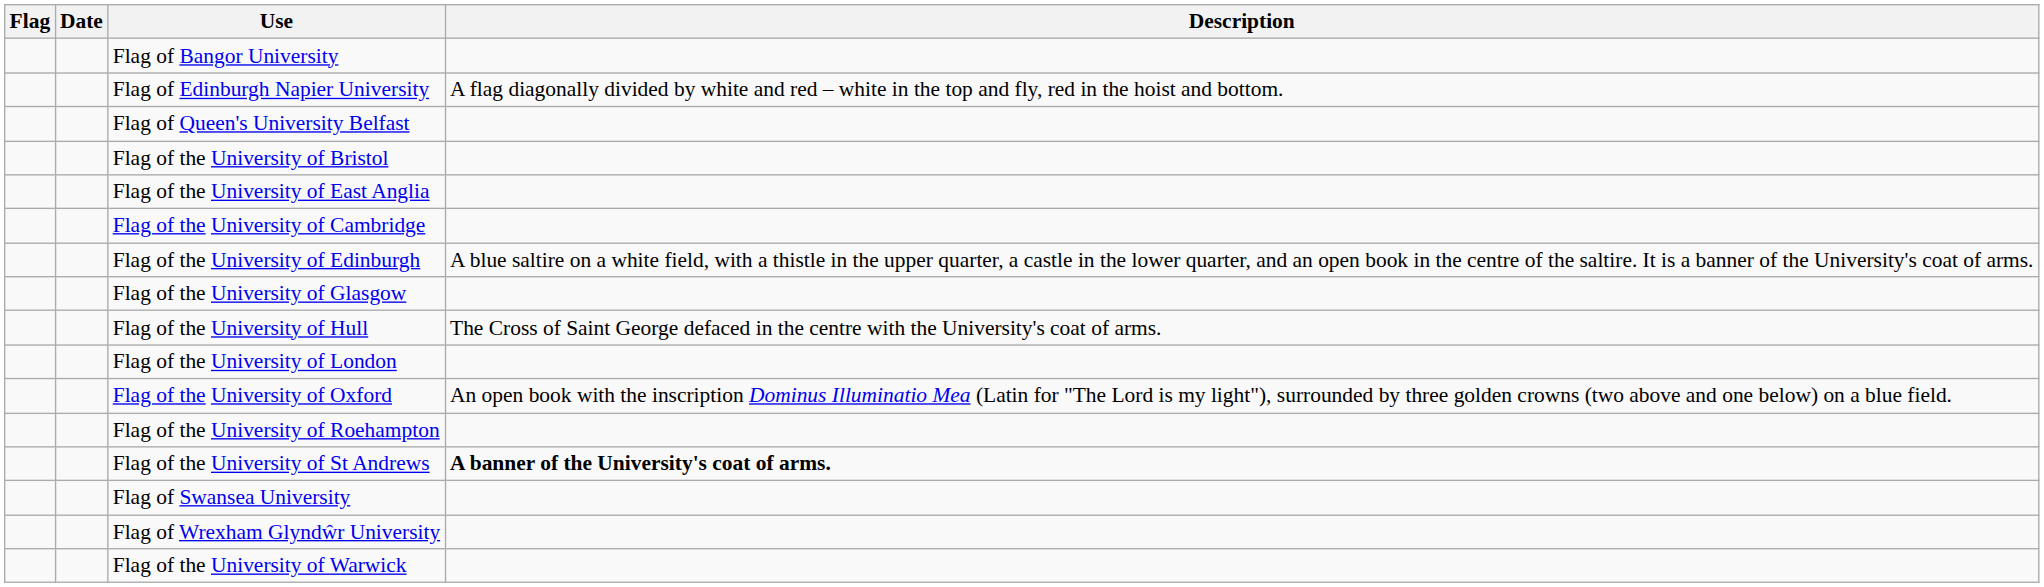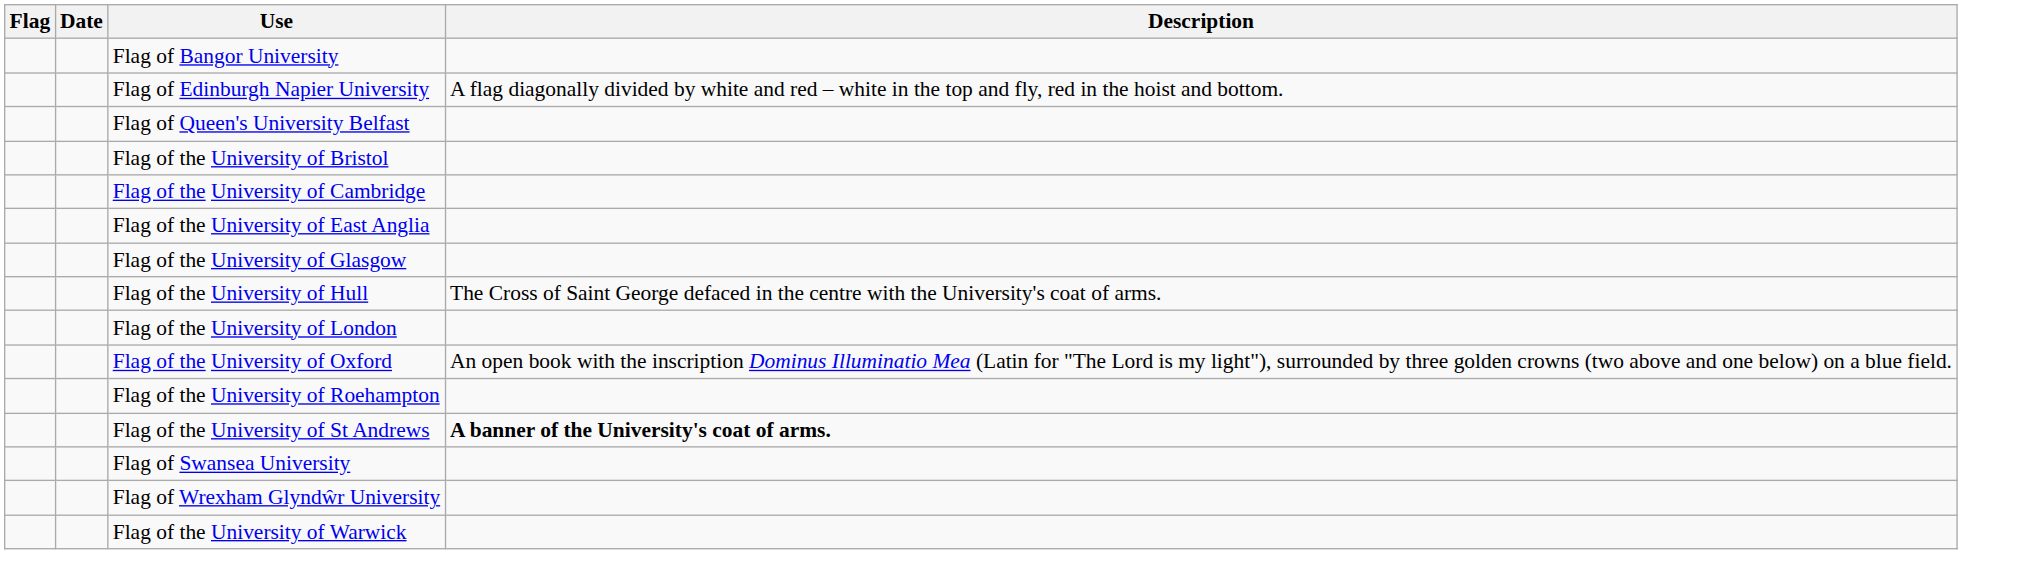rows swapped: (269, 225) <-> (271, 191)
- row: (266, 259)
